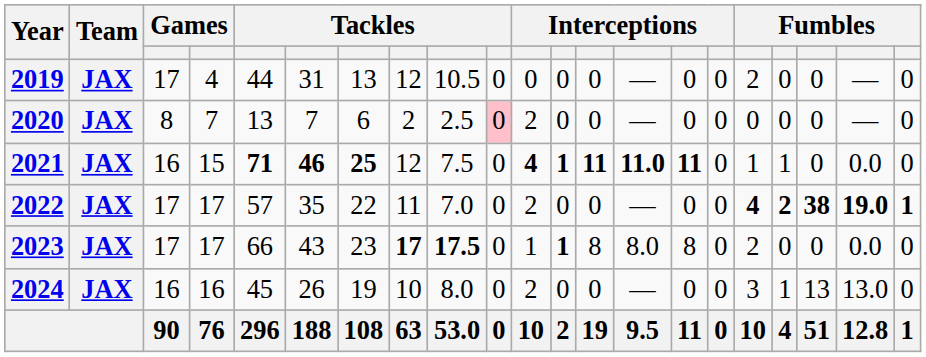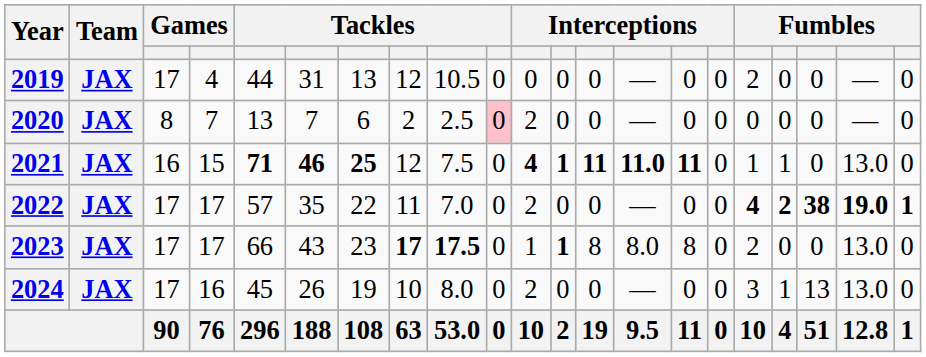(865, 163) 0.0 -> (865, 163) 13.0
(865, 246) 0.0 -> (865, 246) 13.0
(167, 288) 16 -> (167, 288) 17
